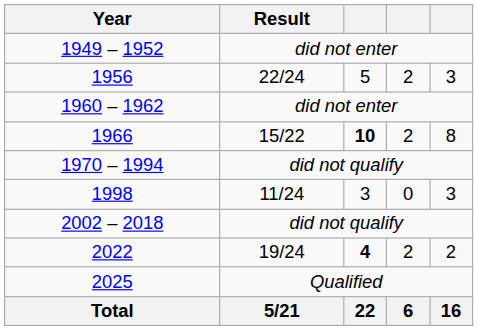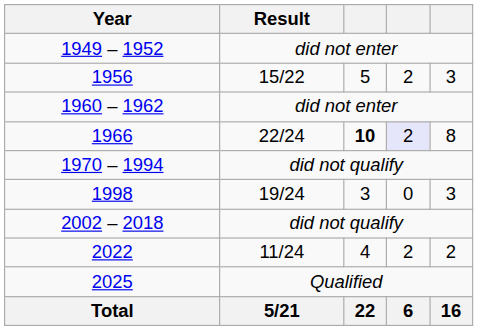(282, 77) 22/24 -> (282, 77) 15/22
(282, 135) 15/22 -> (282, 135) 22/24
(408, 135) no background -> (408, 135) lavender background
(282, 194) 11/24 -> (282, 194) 19/24
(282, 252) 19/24 -> (282, 252) 11/24
(365, 252) bold -> (365, 252) normal
